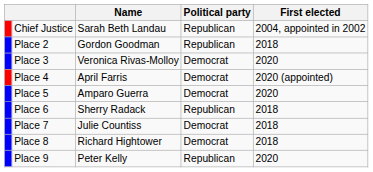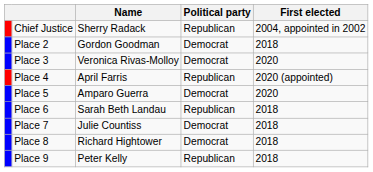(122, 28) Sarah Beth Landau -> (111, 28) Sherry Radack
(209, 45) Republican -> (206, 45) Democrat
(206, 77) Democrat -> (209, 77) Republican
(111, 110) Sherry Radack -> (122, 110) Sarah Beth Landau
(267, 158) 2020 -> (267, 158) 2018
